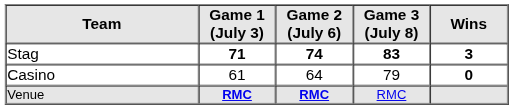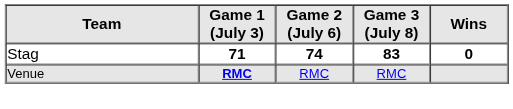(469, 53) 3 -> (469, 53) 0
- row: (31, 75)
(314, 95) bold -> (314, 74) normal
